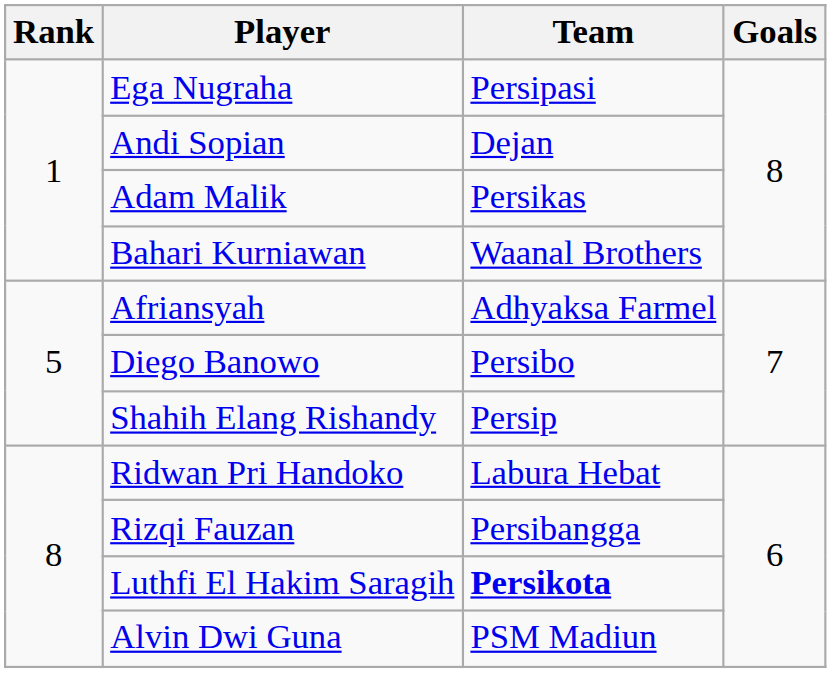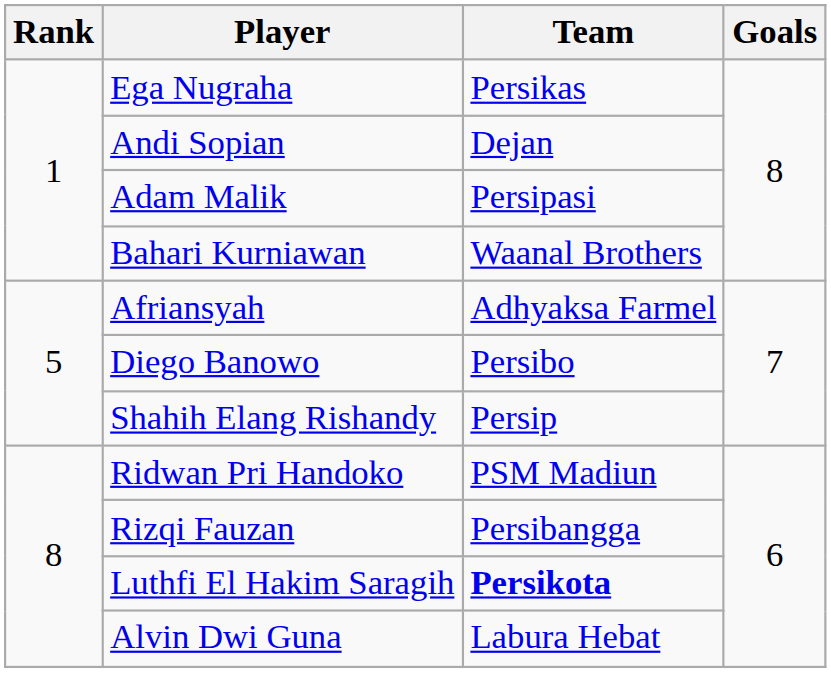(533, 87) Persipasi -> (528, 87) Persikas
(528, 197) Persikas -> (533, 197) Persipasi
(565, 472) Labura Hebat -> (564, 472) PSM Madiun
(564, 637) PSM Madiun -> (565, 637) Labura Hebat
